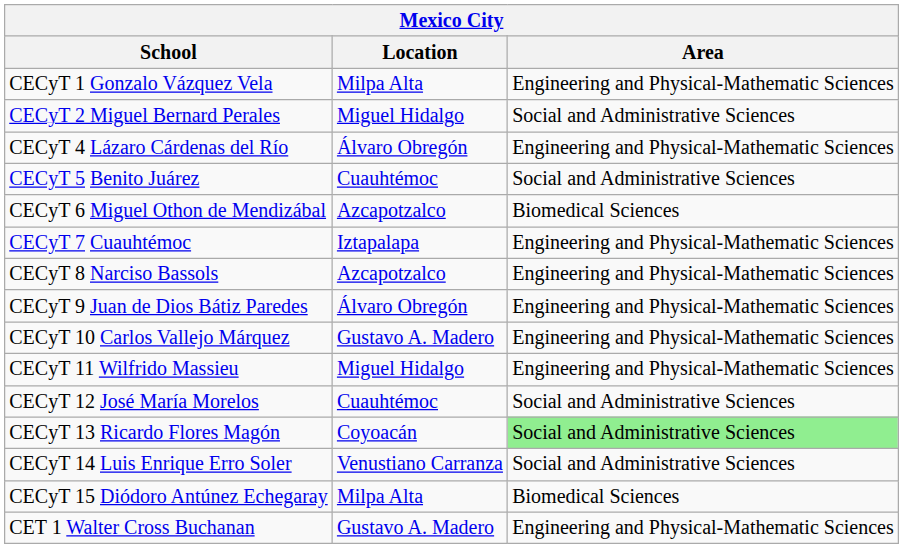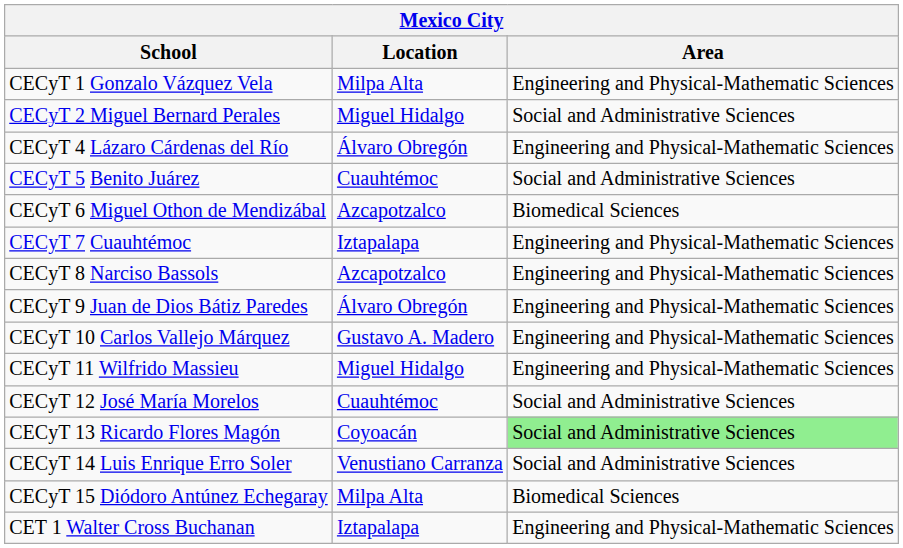(416, 527) Gustavo A. Madero -> (378, 527) Iztapalapa
